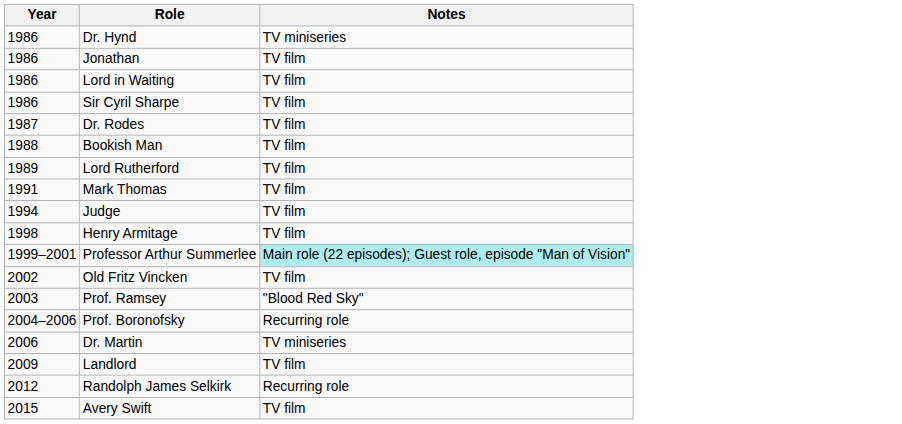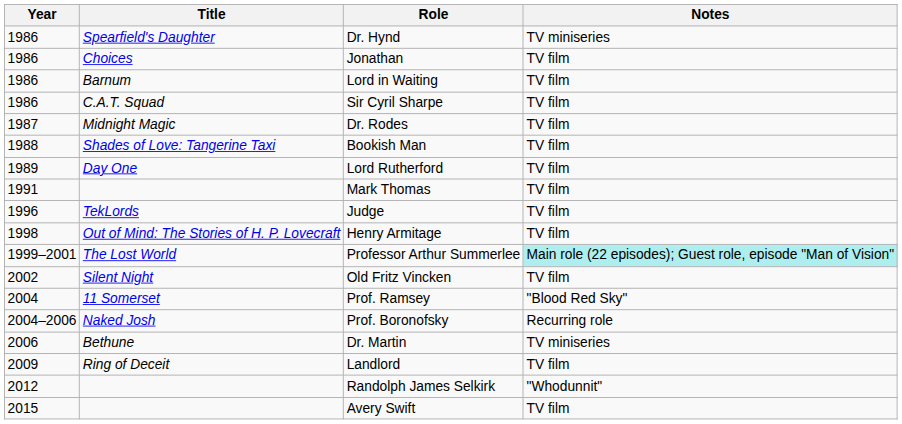+ column: (212, 15)
(23, 211) 1994 -> (23, 211) 1996
(23, 299) 2003 -> (23, 299) 2004
(306, 386) Recurring role -> (564, 386) "Whodunnit"
